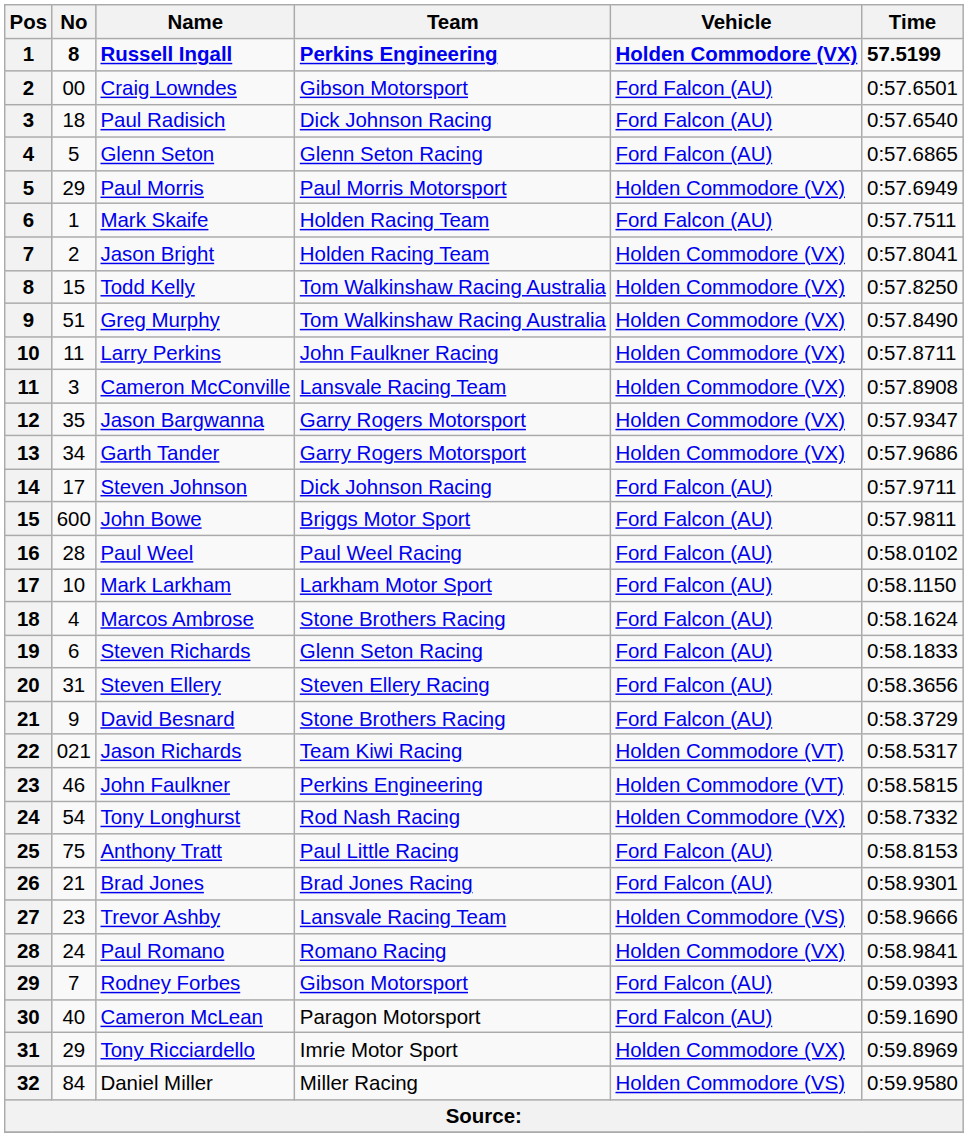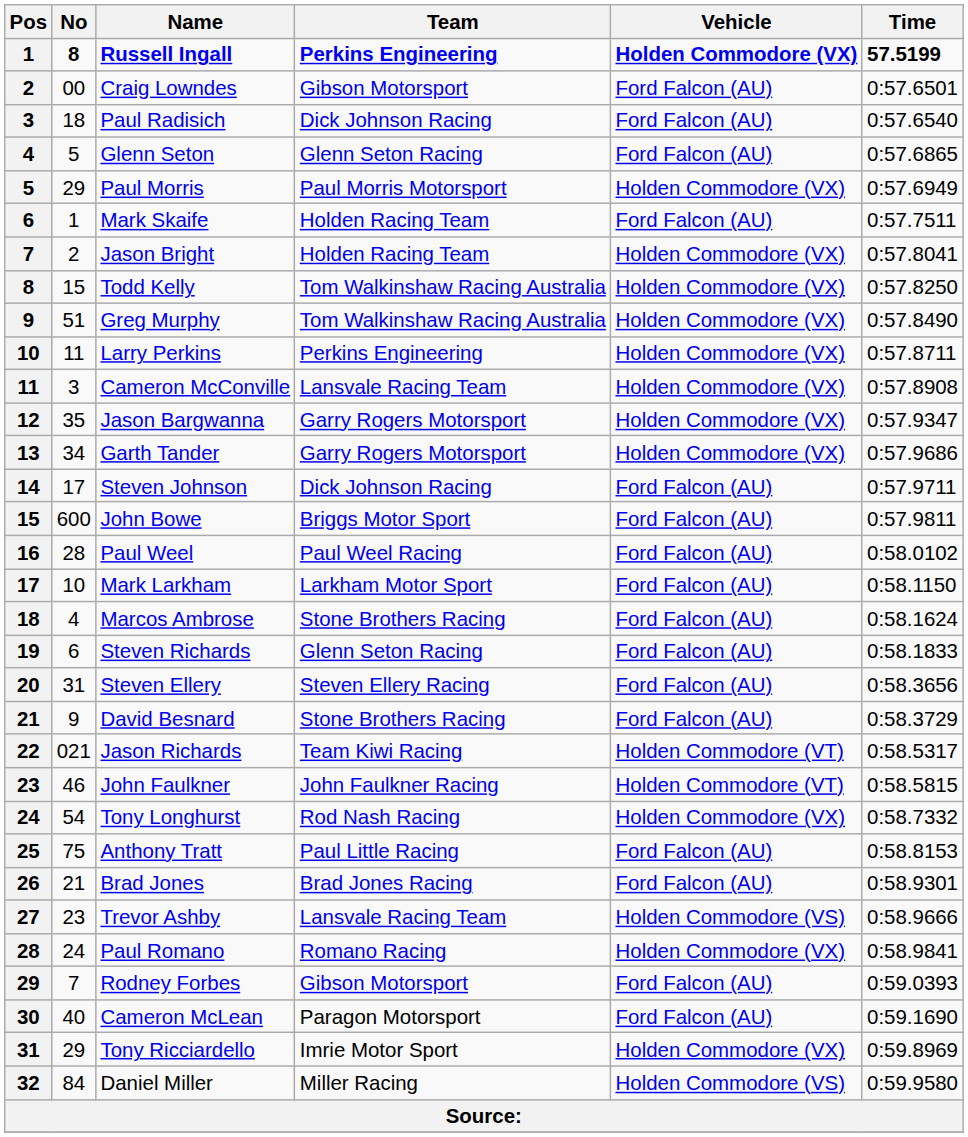(399, 353) John Faulkner Racing -> (391, 353) Perkins Engineering
(391, 784) Perkins Engineering -> (399, 784) John Faulkner Racing
